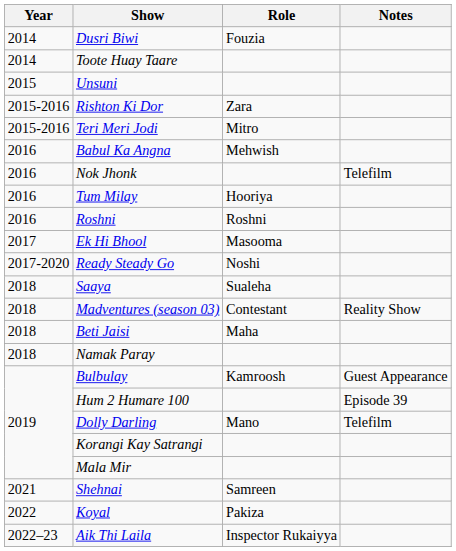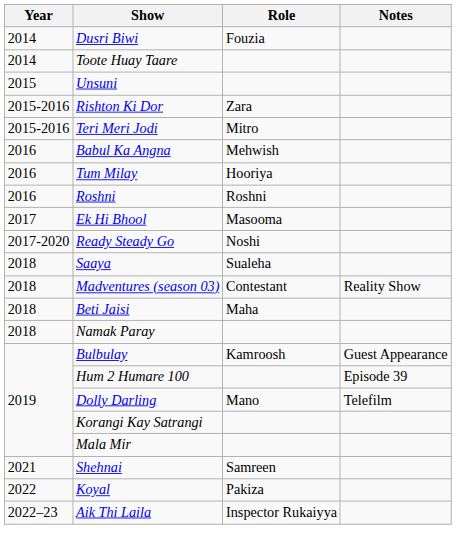- row: (106, 173)
